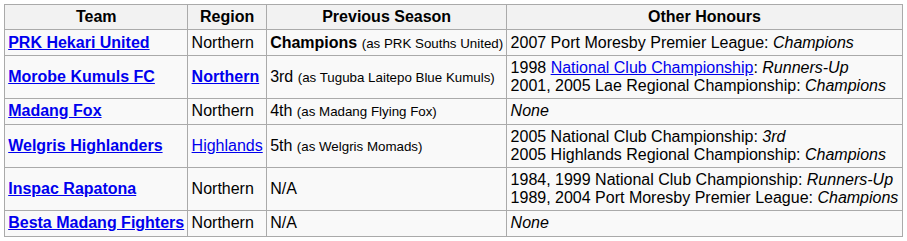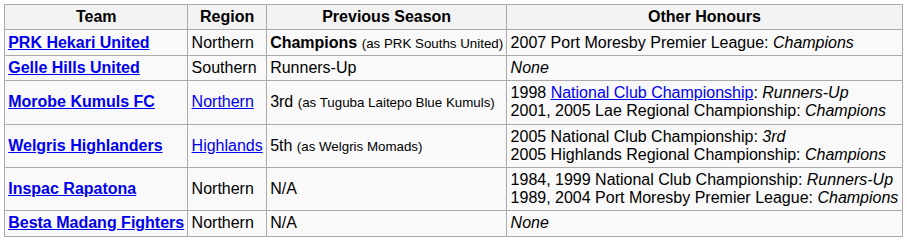+ row: (74, 67)
(225, 76) bold -> (223, 102) normal
- row: (55, 111)
